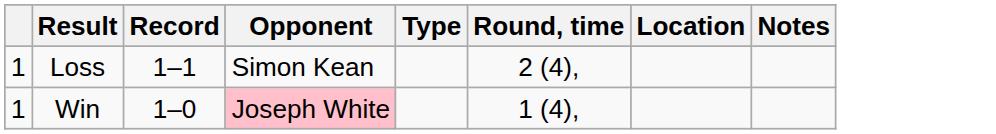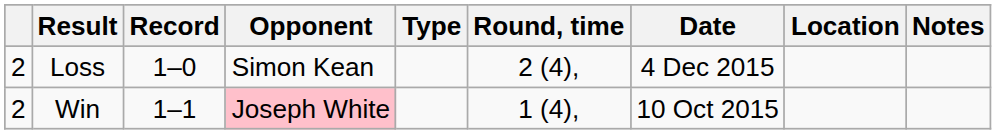+ column: (708, 26)
(18, 67) 1 -> (18, 67) 2
(175, 67) 1–1 -> (175, 67) 1–0
(18, 109) 1 -> (18, 109) 2
(175, 109) 1–0 -> (175, 109) 1–1
